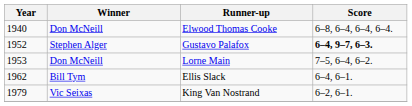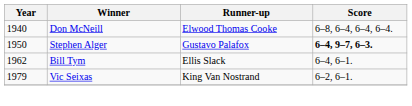(17, 44) 1952 -> (17, 44) 1950
- row: (206, 60)
